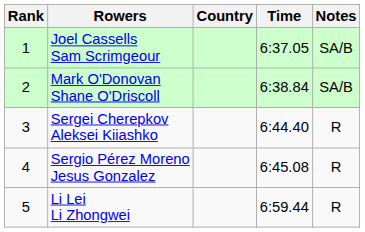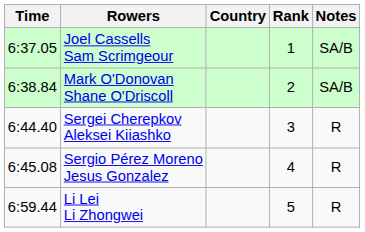columns swapped: (26, 16) <-> (284, 16)
